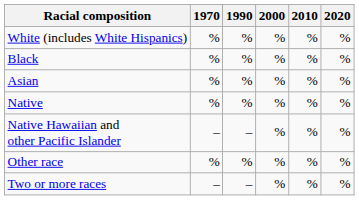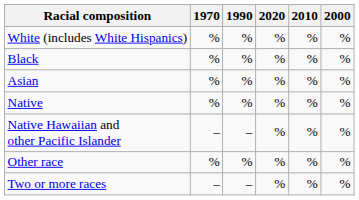columns swapped: (272, 15) <-> (337, 15)
